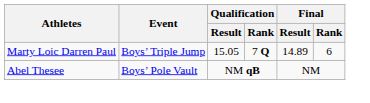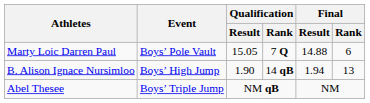(163, 51) Boys’ Triple Jump -> (178, 51) Boys’ Pole Vault
(295, 51) 14.89 -> (314, 51) 14.88
+ row: (71, 70)
(159, 70) Boys’ Pole Vault -> (182, 89) Boys’ Triple Jump
